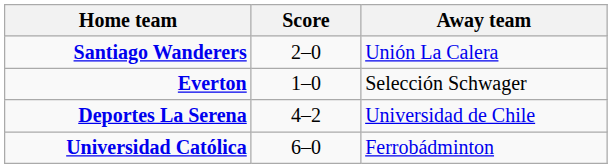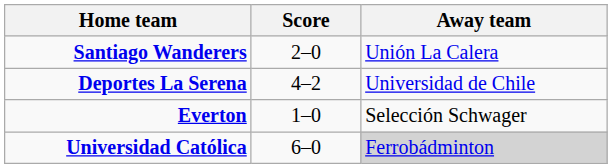rows swapped: (212, 83) <-> (162, 115)
(430, 147) no background -> (430, 147) lightgrey background
